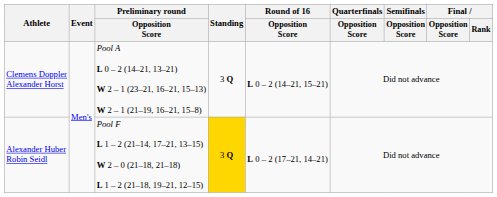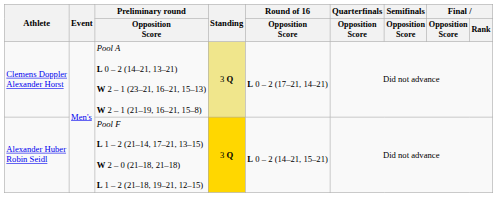(227, 79) no background -> (227, 79) khaki background
(288, 85) L 0 – 2 (14–21, 15–21) -> (288, 85) L 0 – 2 (17–21, 14–21)
(288, 160) L 0 – 2 (17–21, 14–21) -> (288, 160) L 0 – 2 (14–21, 15–21)
